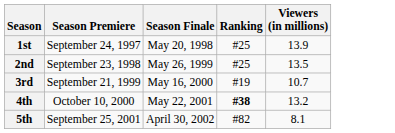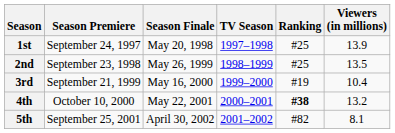+ column: (246, 26)
(298, 82) 10.7 -> (357, 82) 10.4
